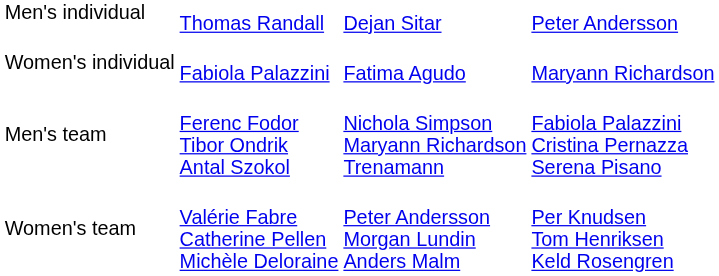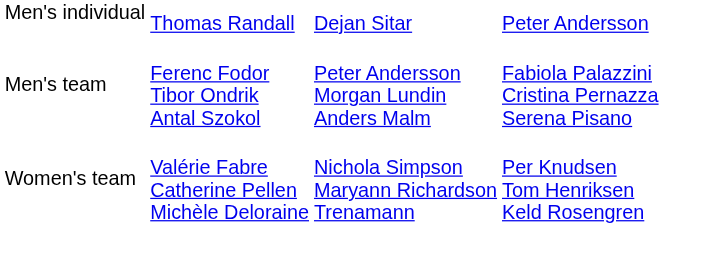- row: (90, 62)
(435, 145) Nichola Simpson Maryann Richardson Trenamann -> (387, 96) Peter Andersson Morgan Lundin Anders Malm
(417, 239) Peter Andersson Morgan Lundin Anders Malm -> (406, 190) Nichola Simpson Maryann Richardson Trenamann
